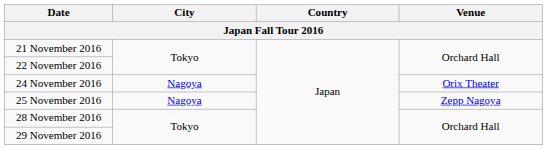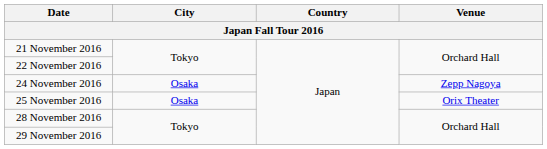(184, 83) Nagoya -> (184, 83) Osaka
(471, 83) Orix Theater -> (471, 83) Zepp Nagoya
(184, 100) Nagoya -> (184, 100) Osaka
(471, 100) Zepp Nagoya -> (471, 100) Orix Theater
